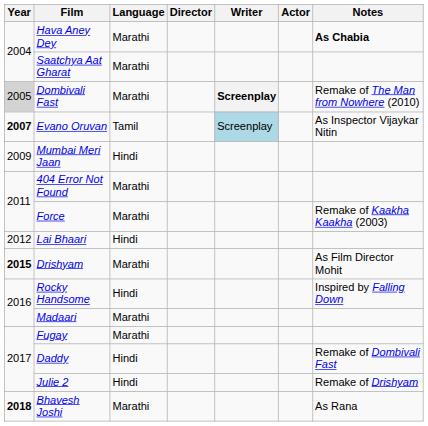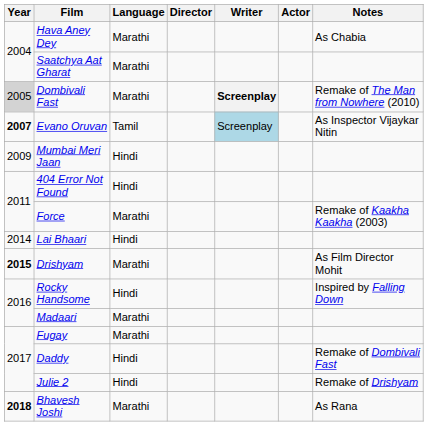(342, 36) bold -> (341, 36) normal
(131, 186) Marathi -> (125, 186) Hindi
(19, 240) 2012 -> (19, 240) 2014
